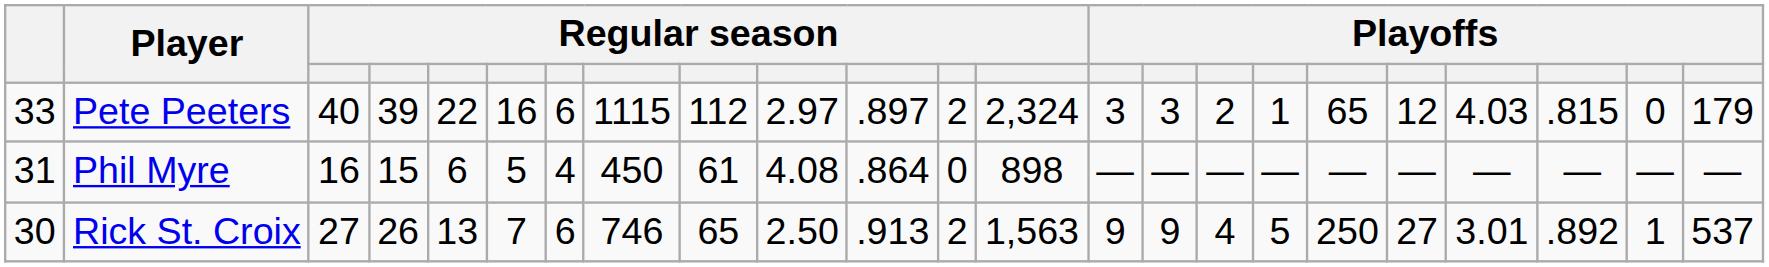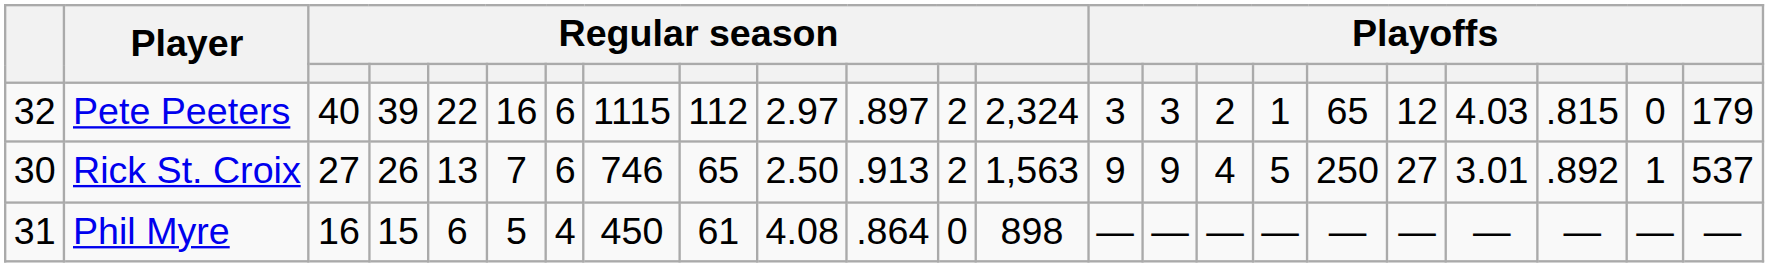(35, 111) 33 -> (35, 111) 32
rows swapped: (187, 230) <-> (151, 170)
